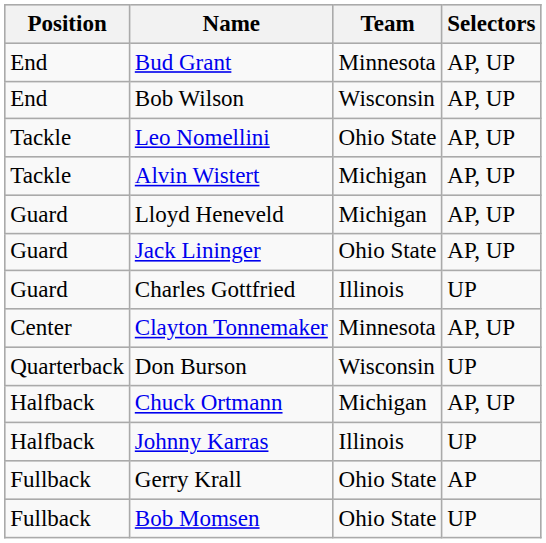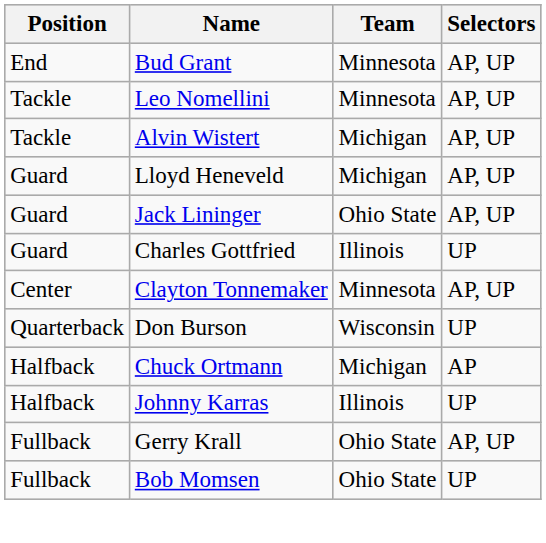- row: (189, 99)
(388, 137) Ohio State -> (387, 99) Minnesota
(481, 403) AP, UP -> (462, 365) AP
(462, 479) AP -> (481, 441) AP, UP
